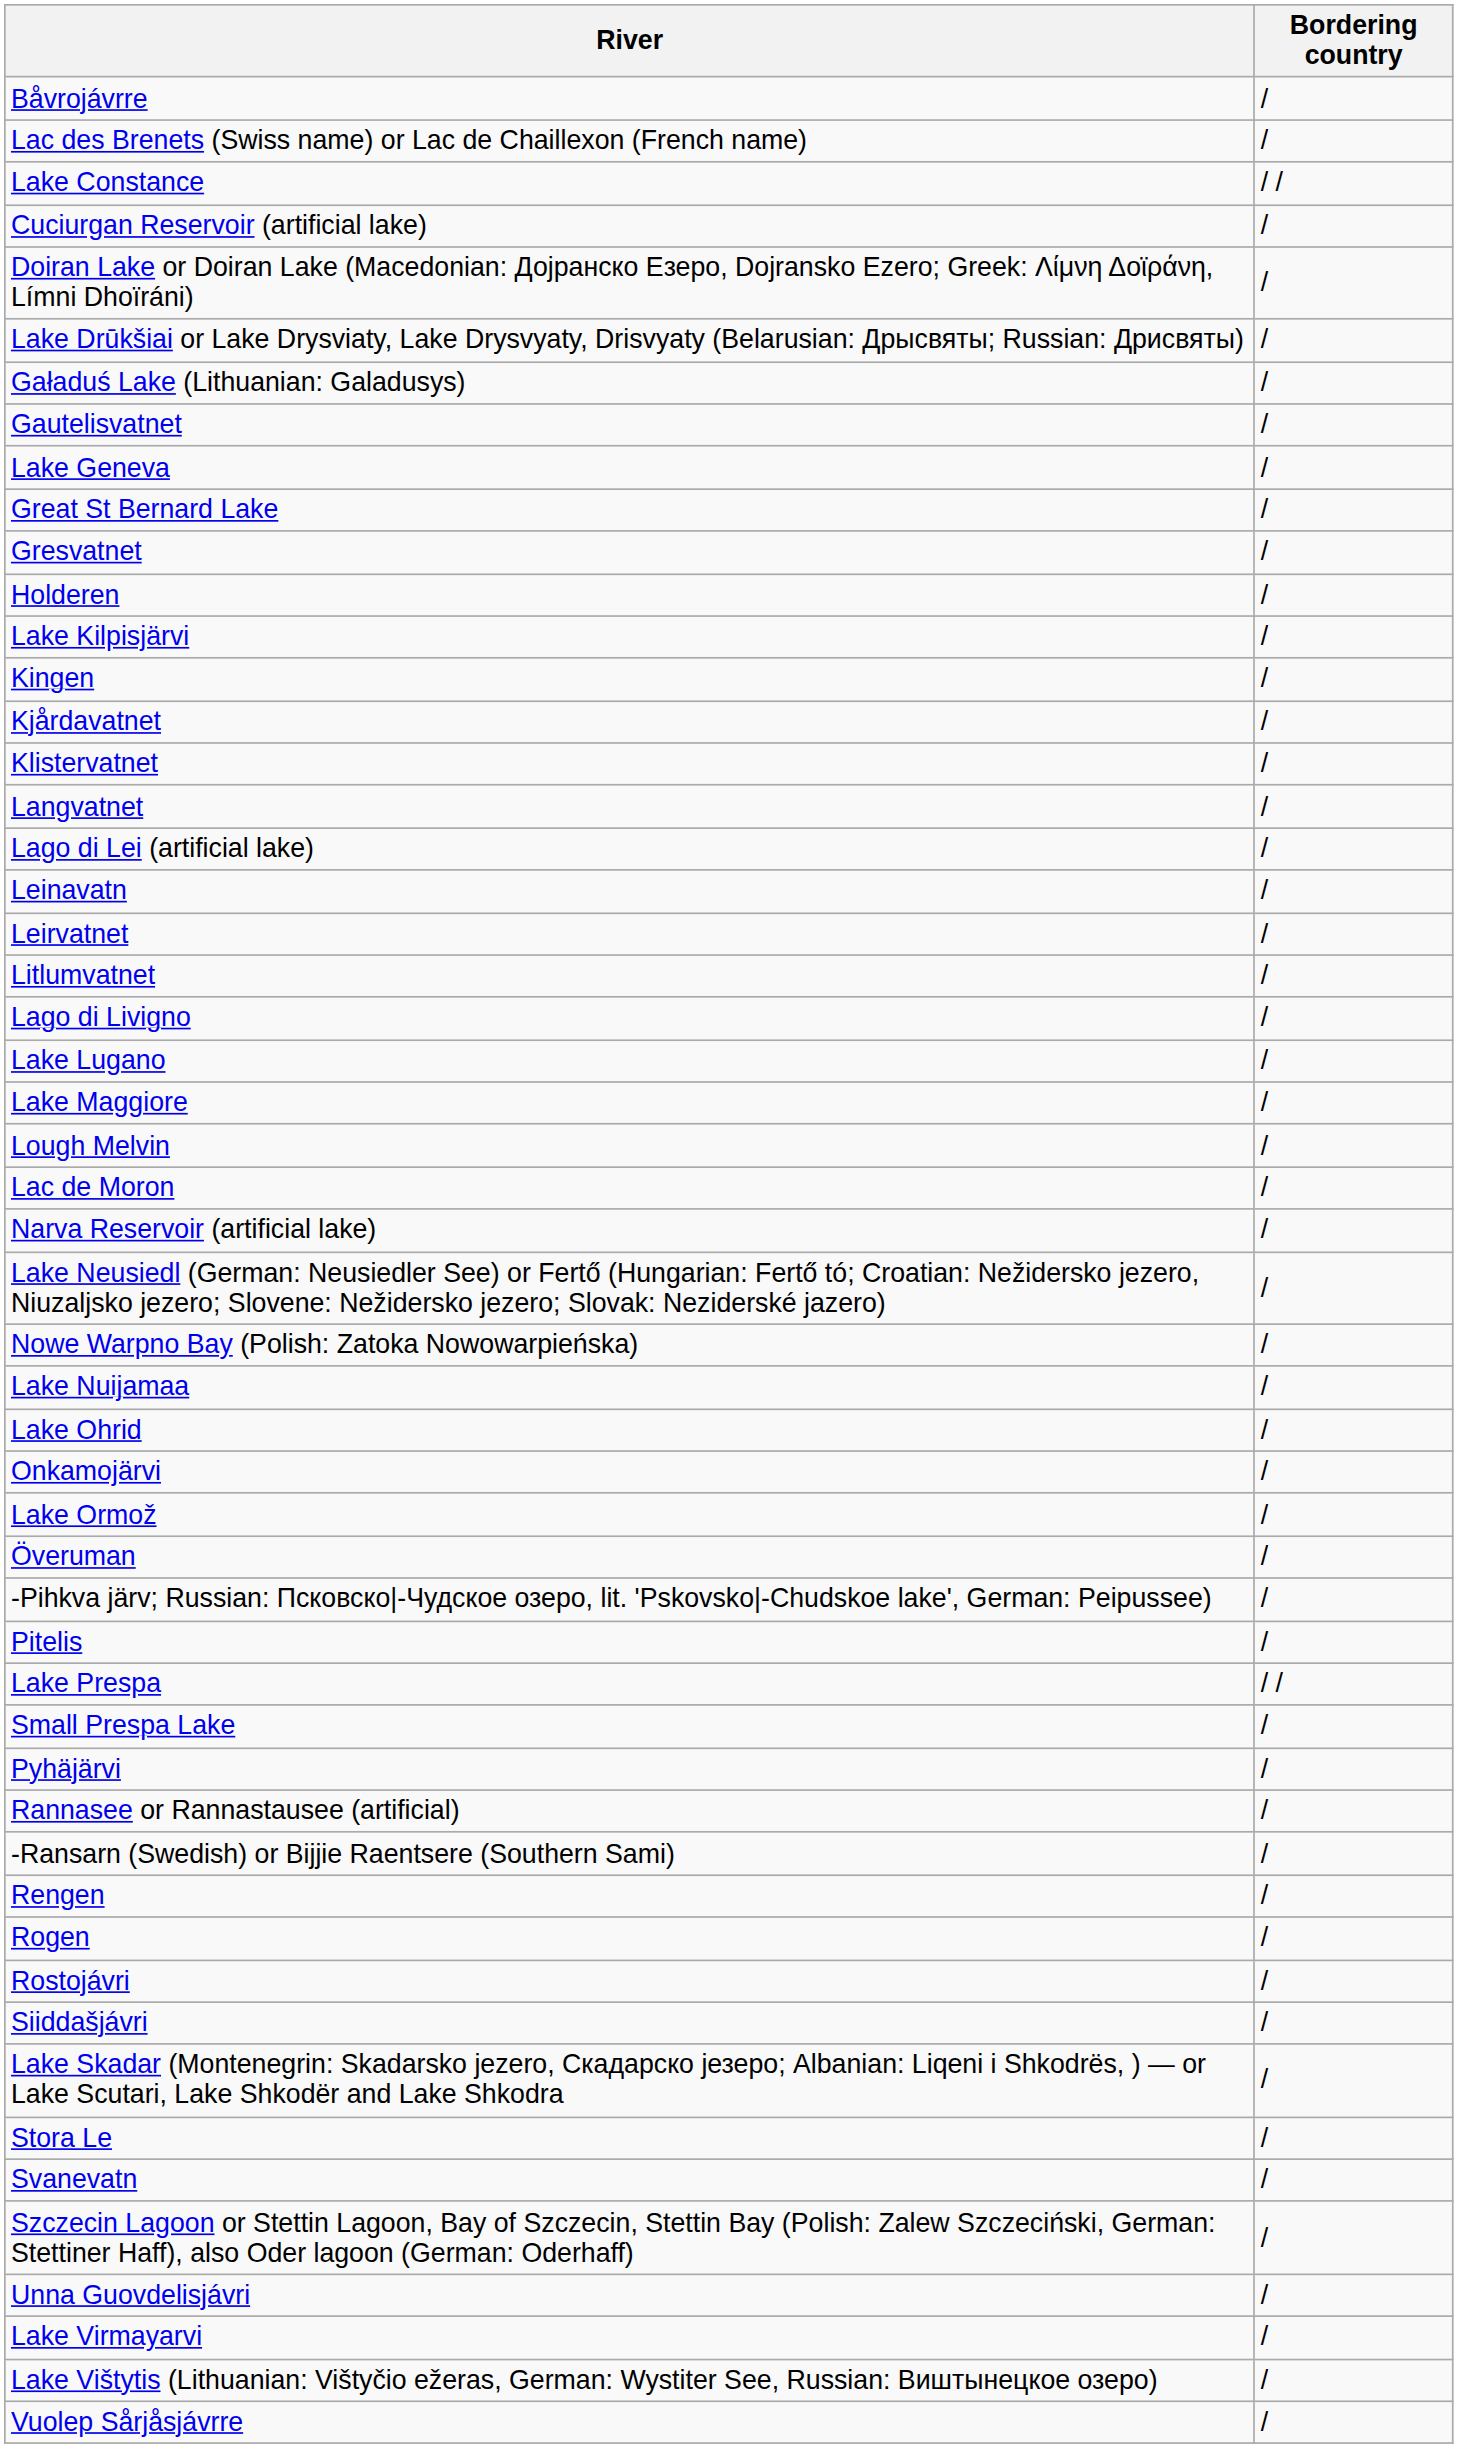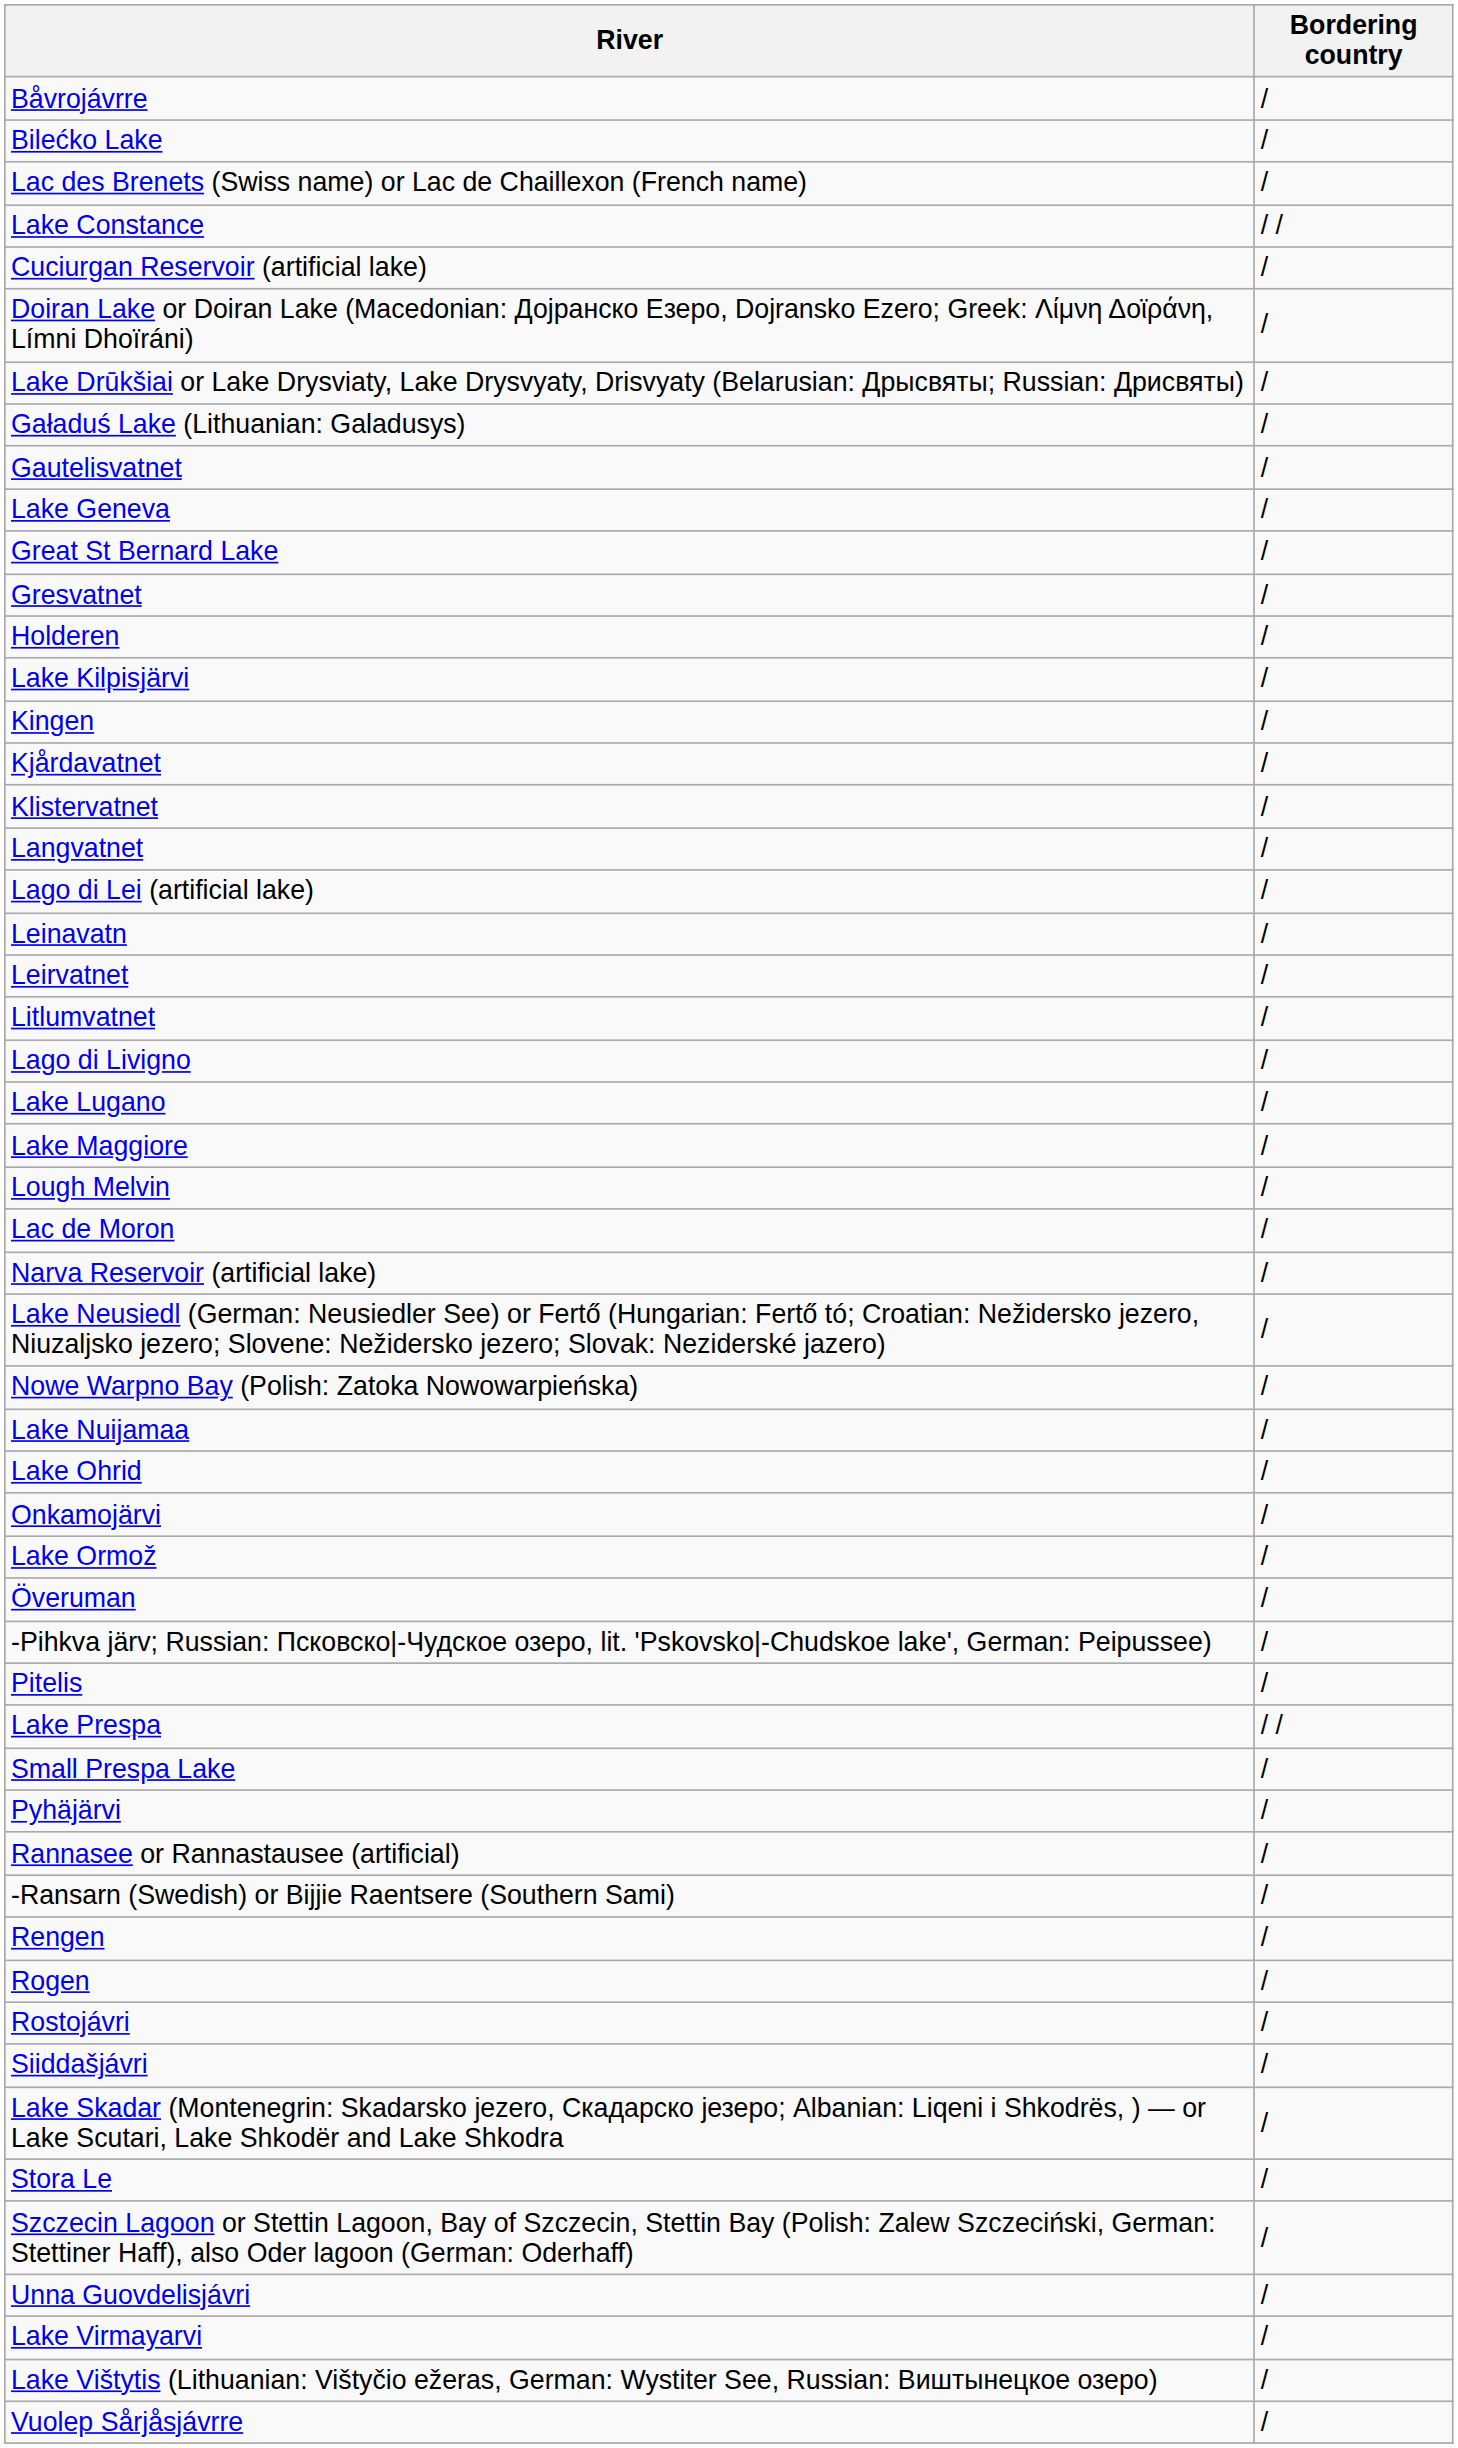+ row: (87, 140)
- row: (74, 2179)
